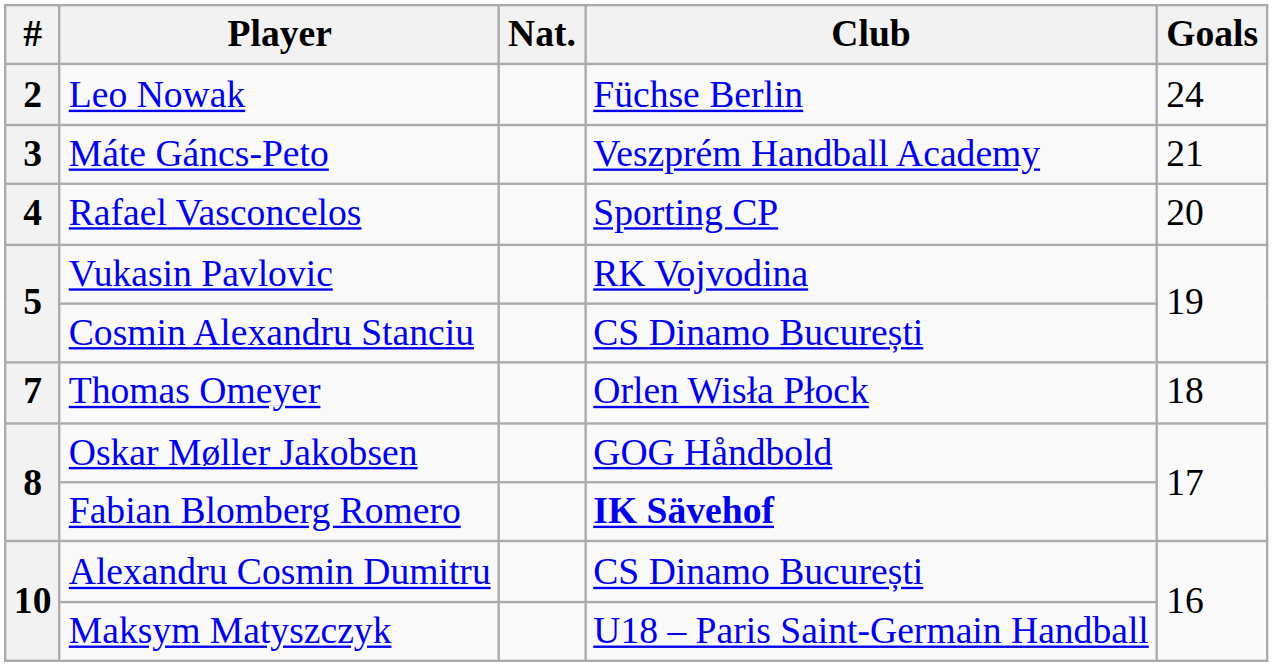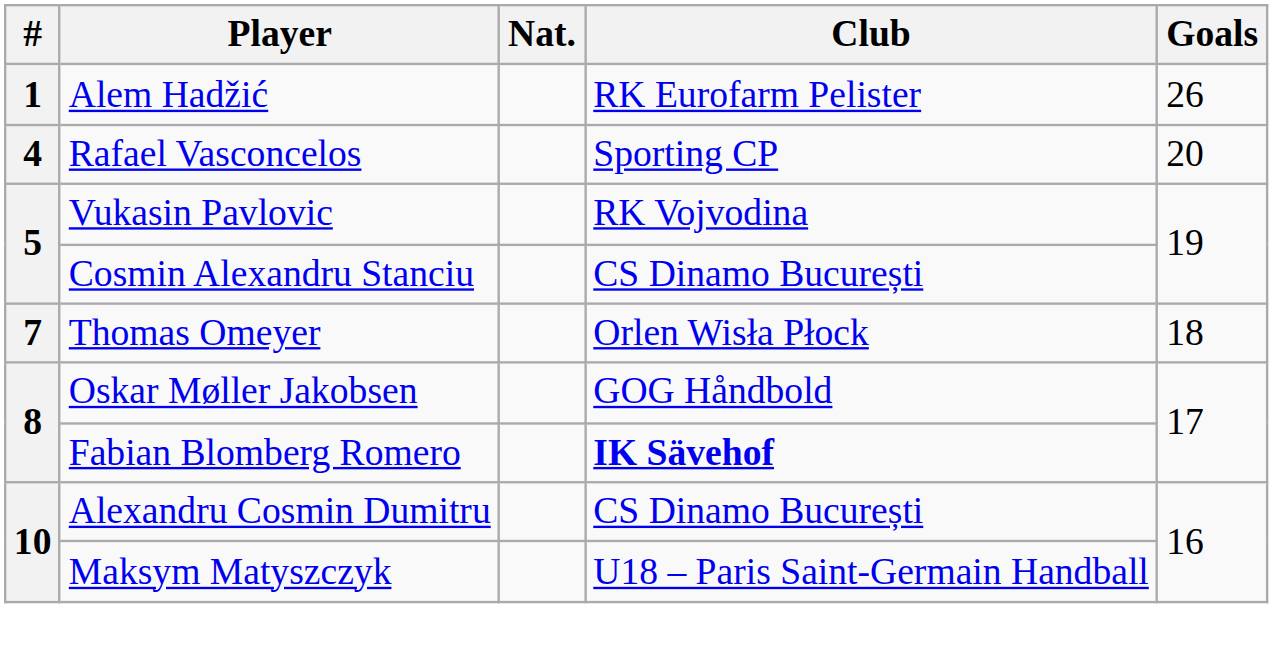+ row: (168, 93)
- row: (157, 93)
- row: (199, 153)
